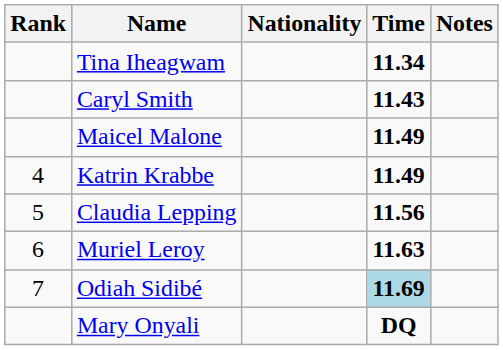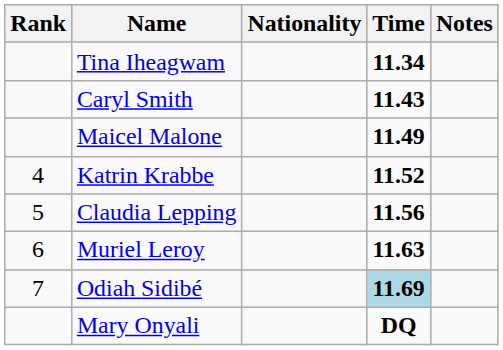(399, 174) 11.49 -> (399, 174) 11.52
